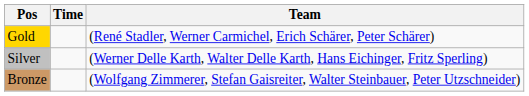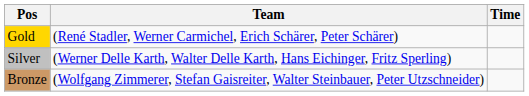columns swapped: (305, 15) <-> (68, 15)
